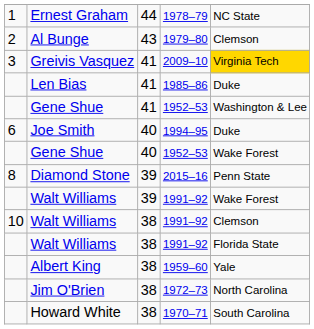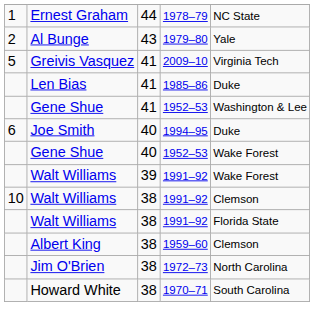(236, 39) Clemson -> (224, 39) Yale
(12, 61) 3 -> (12, 61) 5
(246, 62) gold background -> (246, 62) no background
- row: (80, 175)
(224, 267) Yale -> (236, 244) Clemson
